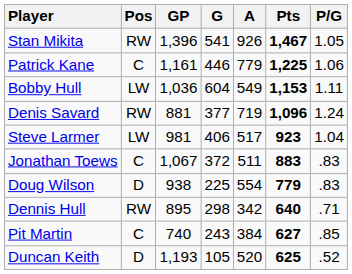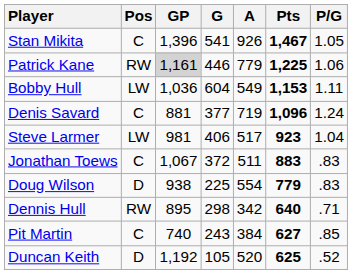(138, 40) RW -> (138, 40) C
(138, 64) C -> (138, 64) RW
(178, 64) no background -> (178, 64) lightgrey background
(138, 112) RW -> (138, 112) C
(178, 257) 1,193 -> (178, 257) 1,192
